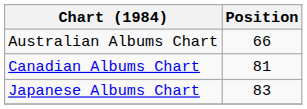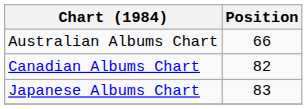(262, 67) 81 -> (262, 67) 82
